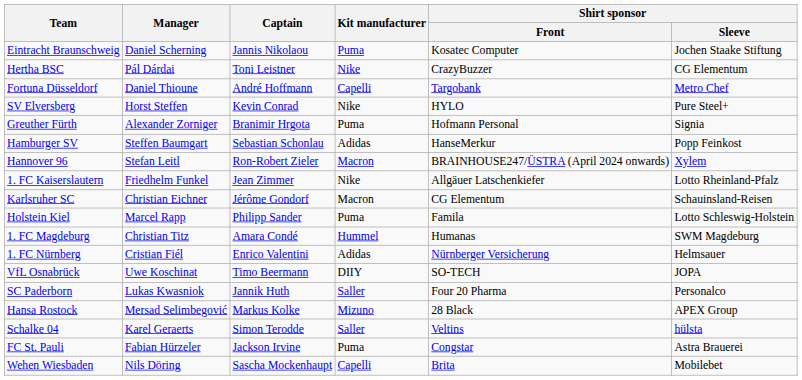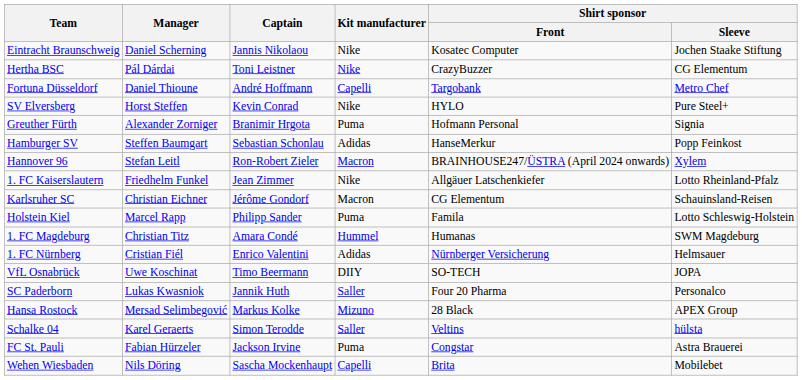(351, 50) Puma -> (349, 50) Nike
